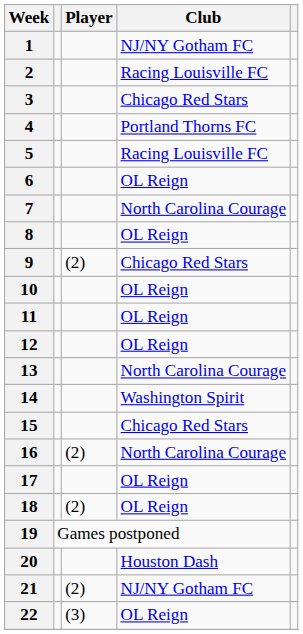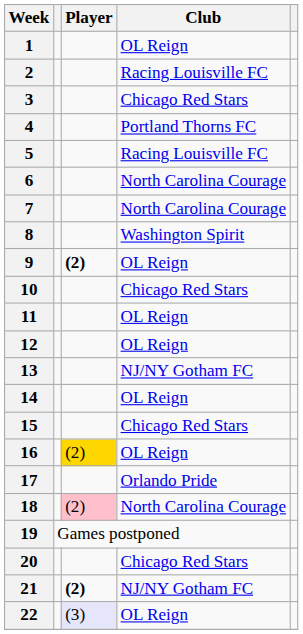(187, 45) NJ/NY Gotham FC -> (154, 45) OL Reign
(154, 180) OL Reign -> (203, 180) North Carolina Courage
(154, 235) OL Reign -> (182, 235) Washington Spirit
(75, 262) normal -> (75, 262) bold
(184, 262) Chicago Red Stars -> (154, 262) OL Reign
(154, 289) OL Reign -> (184, 289) Chicago Red Stars
(203, 371) North Carolina Courage -> (187, 371) NJ/NY Gotham FC
(182, 398) Washington Spirit -> (154, 398) OL Reign
(75, 452) no background -> (75, 452) gold background
(203, 452) North Carolina Courage -> (154, 452) OL Reign
(154, 479) OL Reign -> (169, 479) Orlando Pride
(75, 506) no background -> (75, 506) pink background
(154, 506) OL Reign -> (203, 506) North Carolina Courage
(169, 561) Houston Dash -> (184, 561) Chicago Red Stars
(75, 588) normal -> (75, 588) bold
(75, 615) no background -> (75, 615) lavender background
